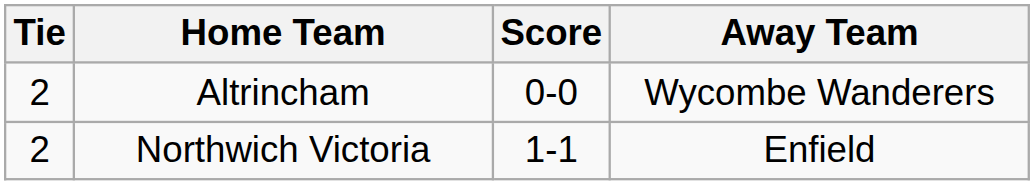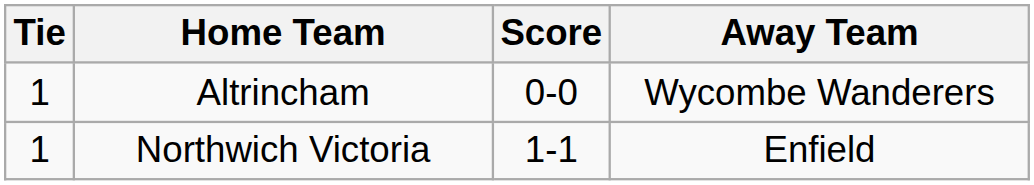(40, 91) 2 -> (40, 91) 1
(40, 149) 2 -> (40, 149) 1
